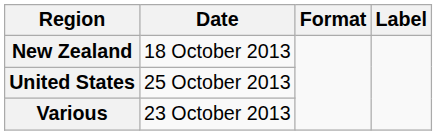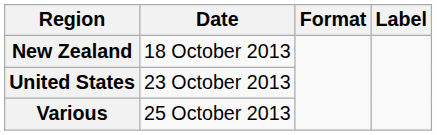(217, 82) 25 October 2013 -> (217, 82) 23 October 2013
(217, 113) 23 October 2013 -> (217, 113) 25 October 2013
